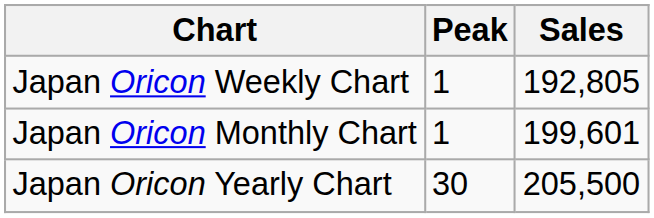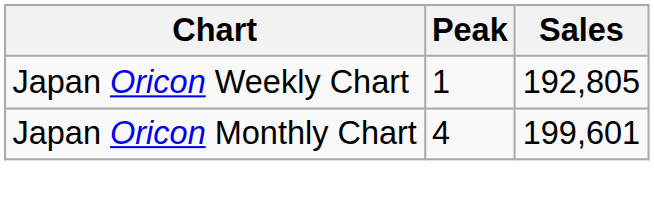(441, 133) 1 -> (441, 133) 4
- row: (202, 184)
